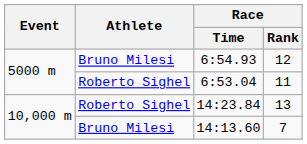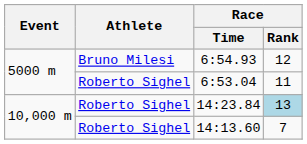(283, 105) no background -> (283, 105) lightblue background
(126, 128) Bruno Milesi -> (134, 128) Roberto Sighel
